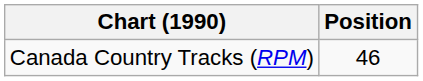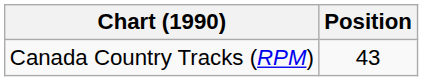(368, 57) 46 -> (368, 57) 43
